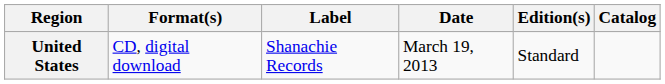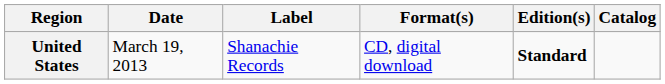columns swapped: (456, 18) <-> (185, 18)
(548, 55) normal -> (552, 55) bold
